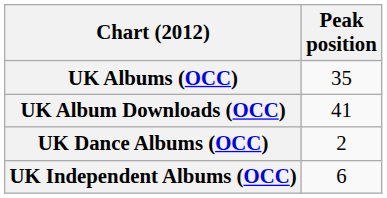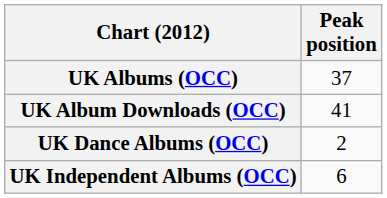(342, 77) 35 -> (342, 77) 37
